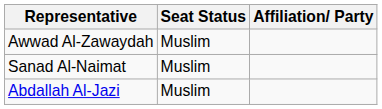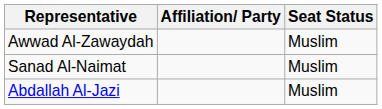columns swapped: (313, 16) <-> (203, 16)
